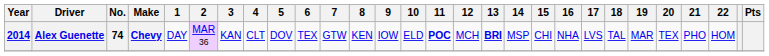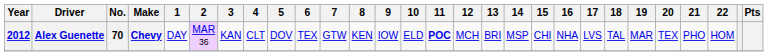(18, 36) 2014 -> (18, 36) 2012
(118, 36) 74 -> (118, 36) 70
(493, 36) bold -> (493, 36) normal
